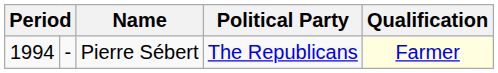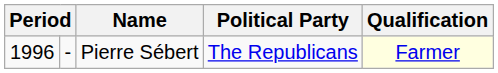(32, 52) 1994 -> (32, 52) 1996
